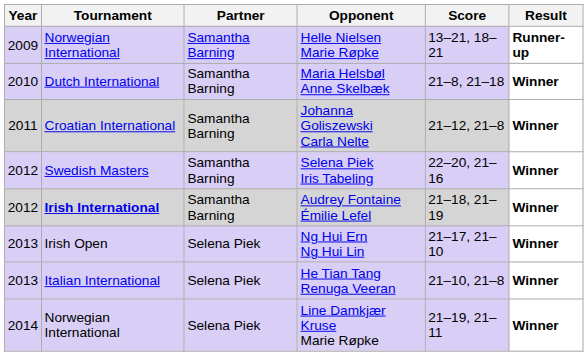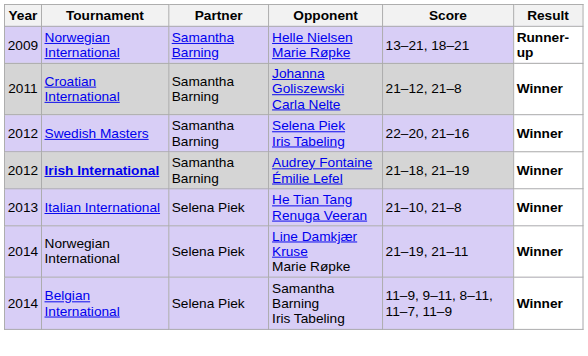- row: (345, 82)
- row: (334, 244)
+ row: (308, 304)
